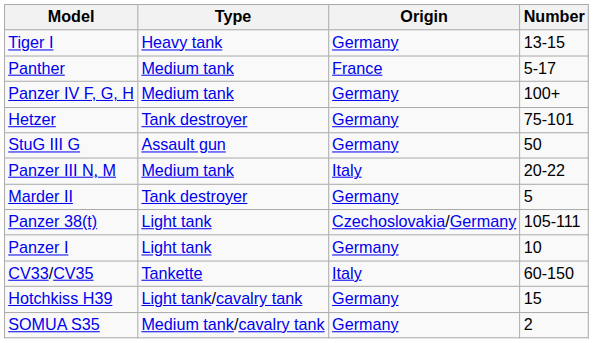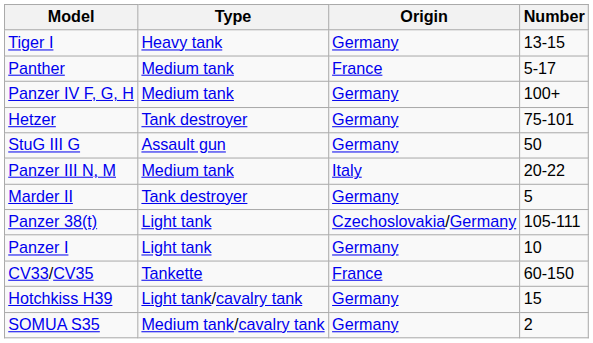(347, 273) Italy -> (357, 273) France
